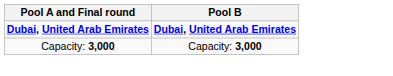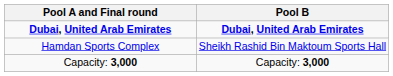+ row: (100, 46)
